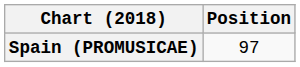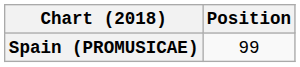(249, 48) 97 -> (249, 48) 99
